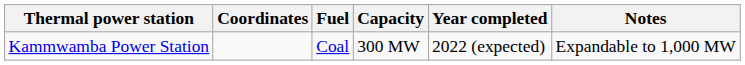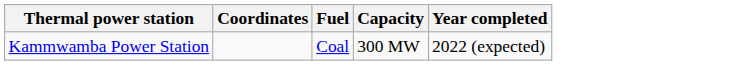- column: (646, 18)
